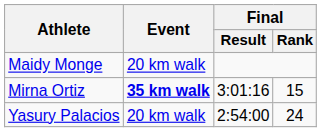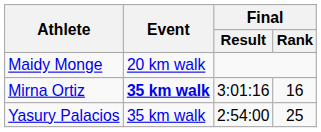(295, 90) 15 -> (295, 90) 16
(166, 115) 20 km walk -> (166, 115) 35 km walk
(295, 115) 24 -> (295, 115) 25
